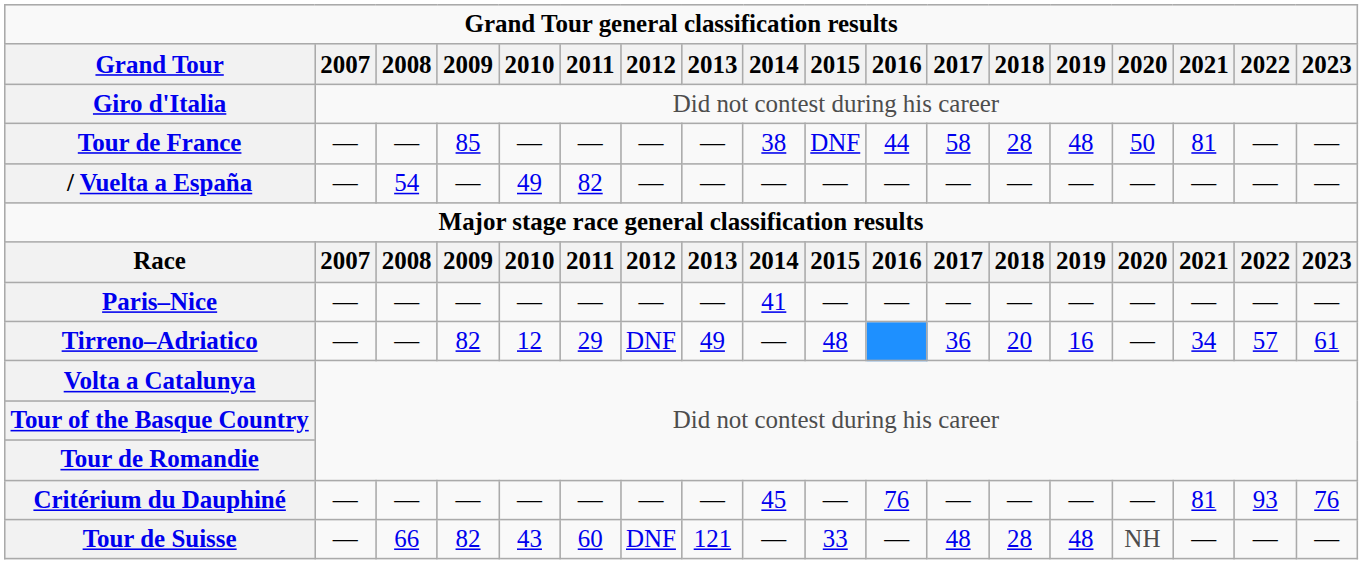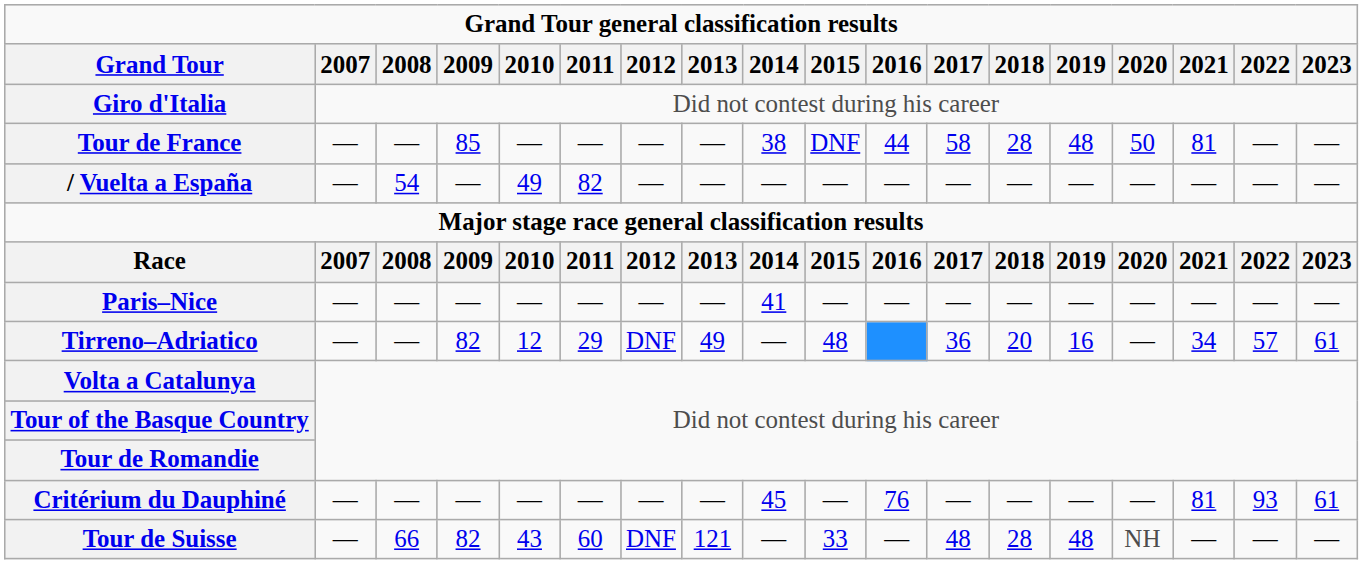(1327, 499) 76 -> (1327, 499) 61
